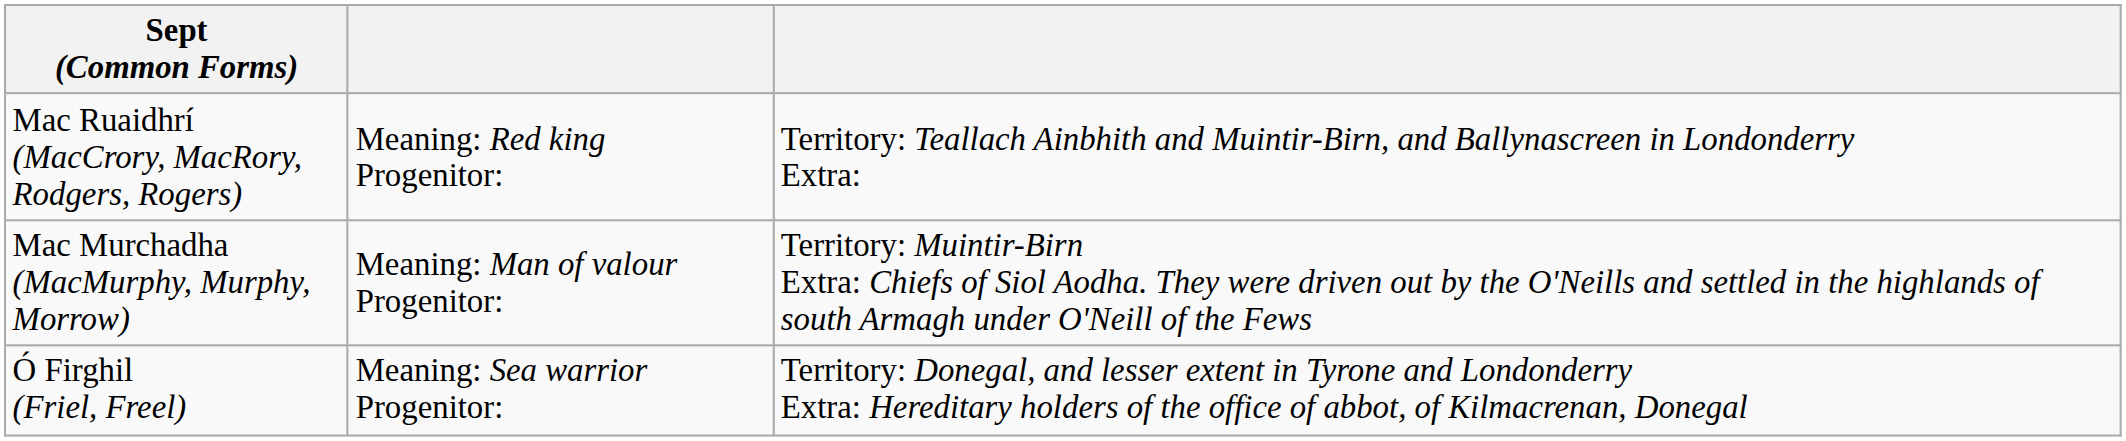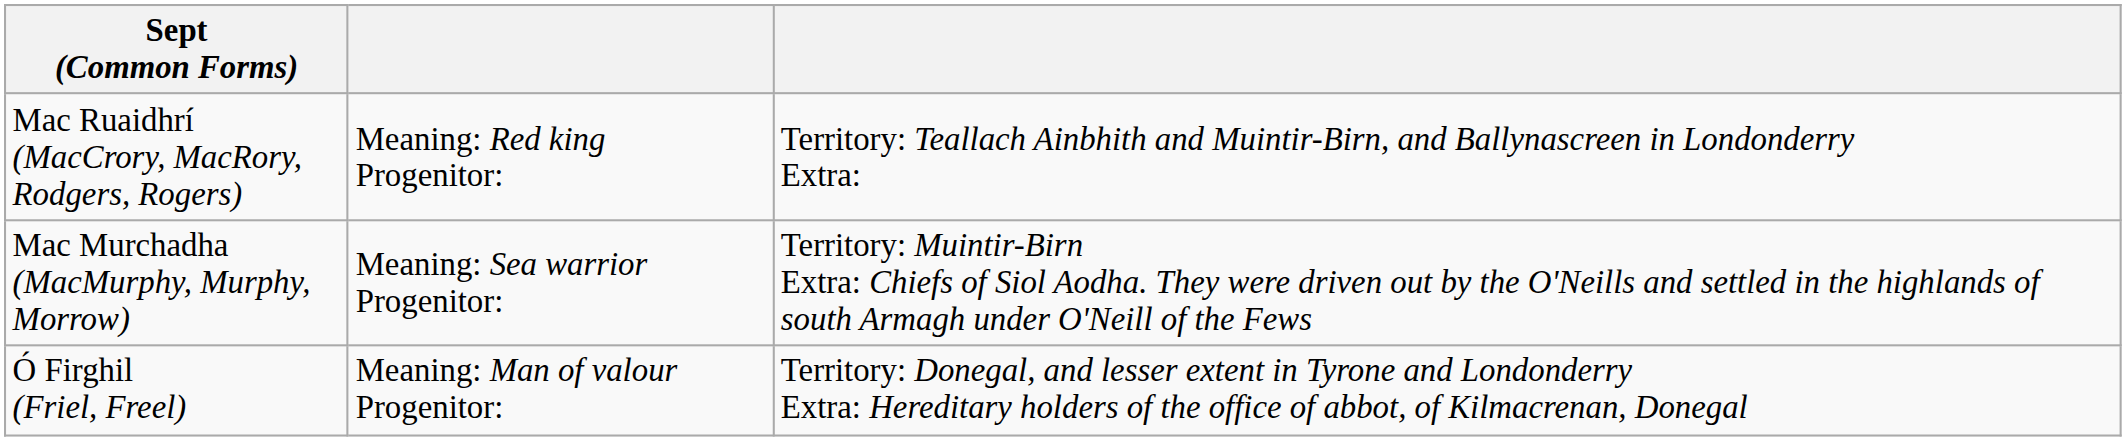(516, 282) Meaning: Man of valour Progenitor: -> (501, 282) Meaning: Sea warrior Progenitor:
(501, 389) Meaning: Sea warrior Progenitor: -> (516, 389) Meaning: Man of valour Progenitor:
